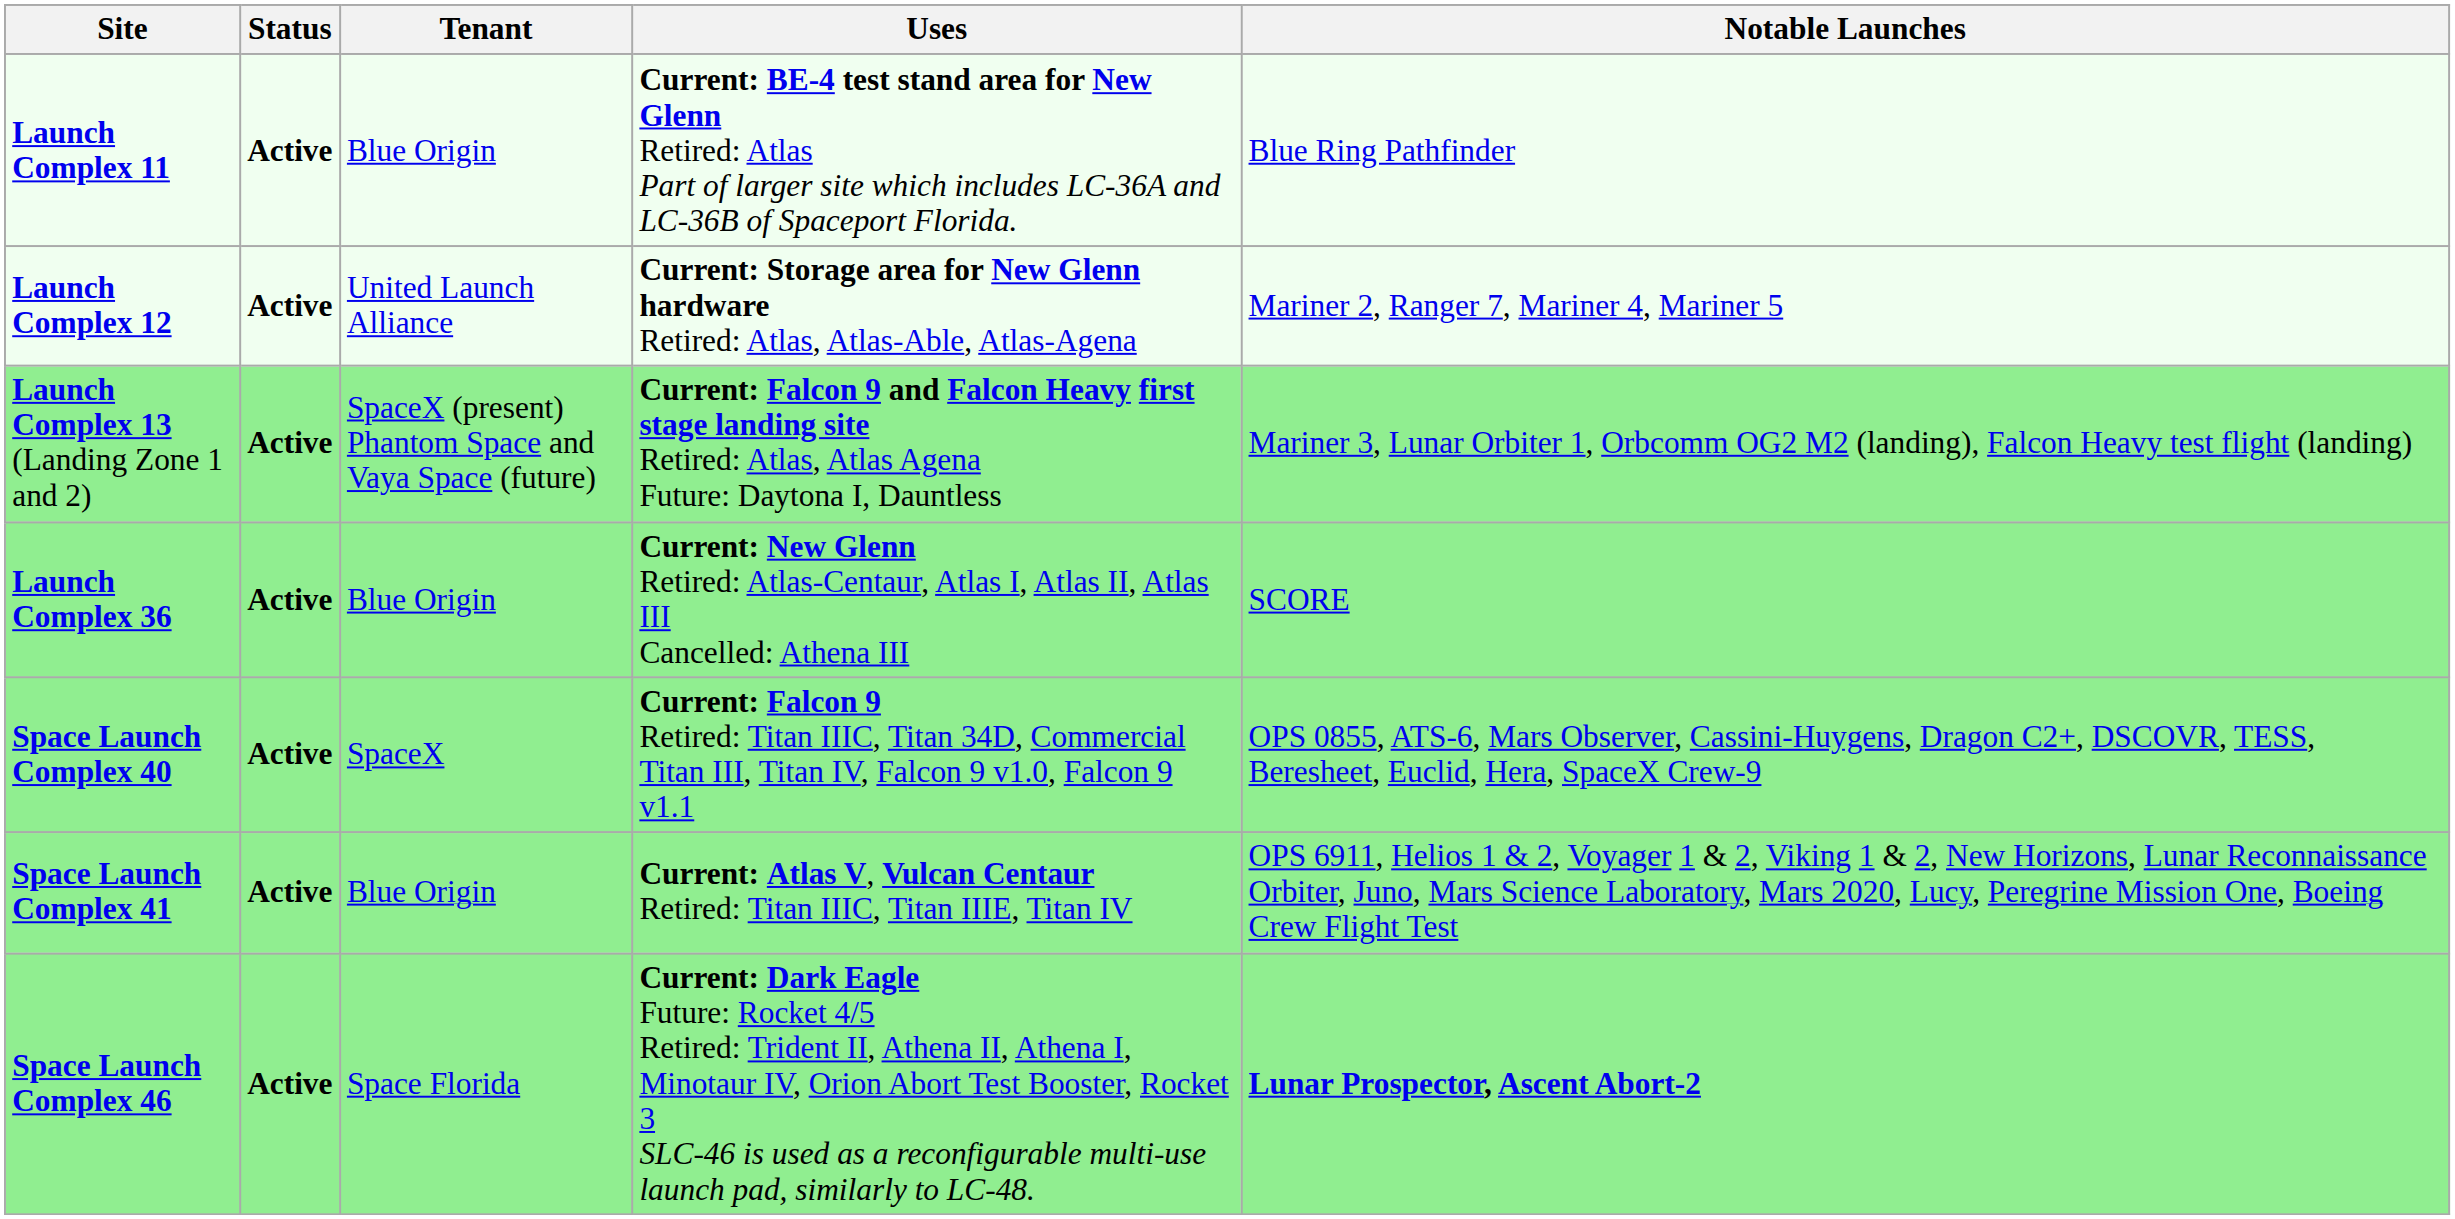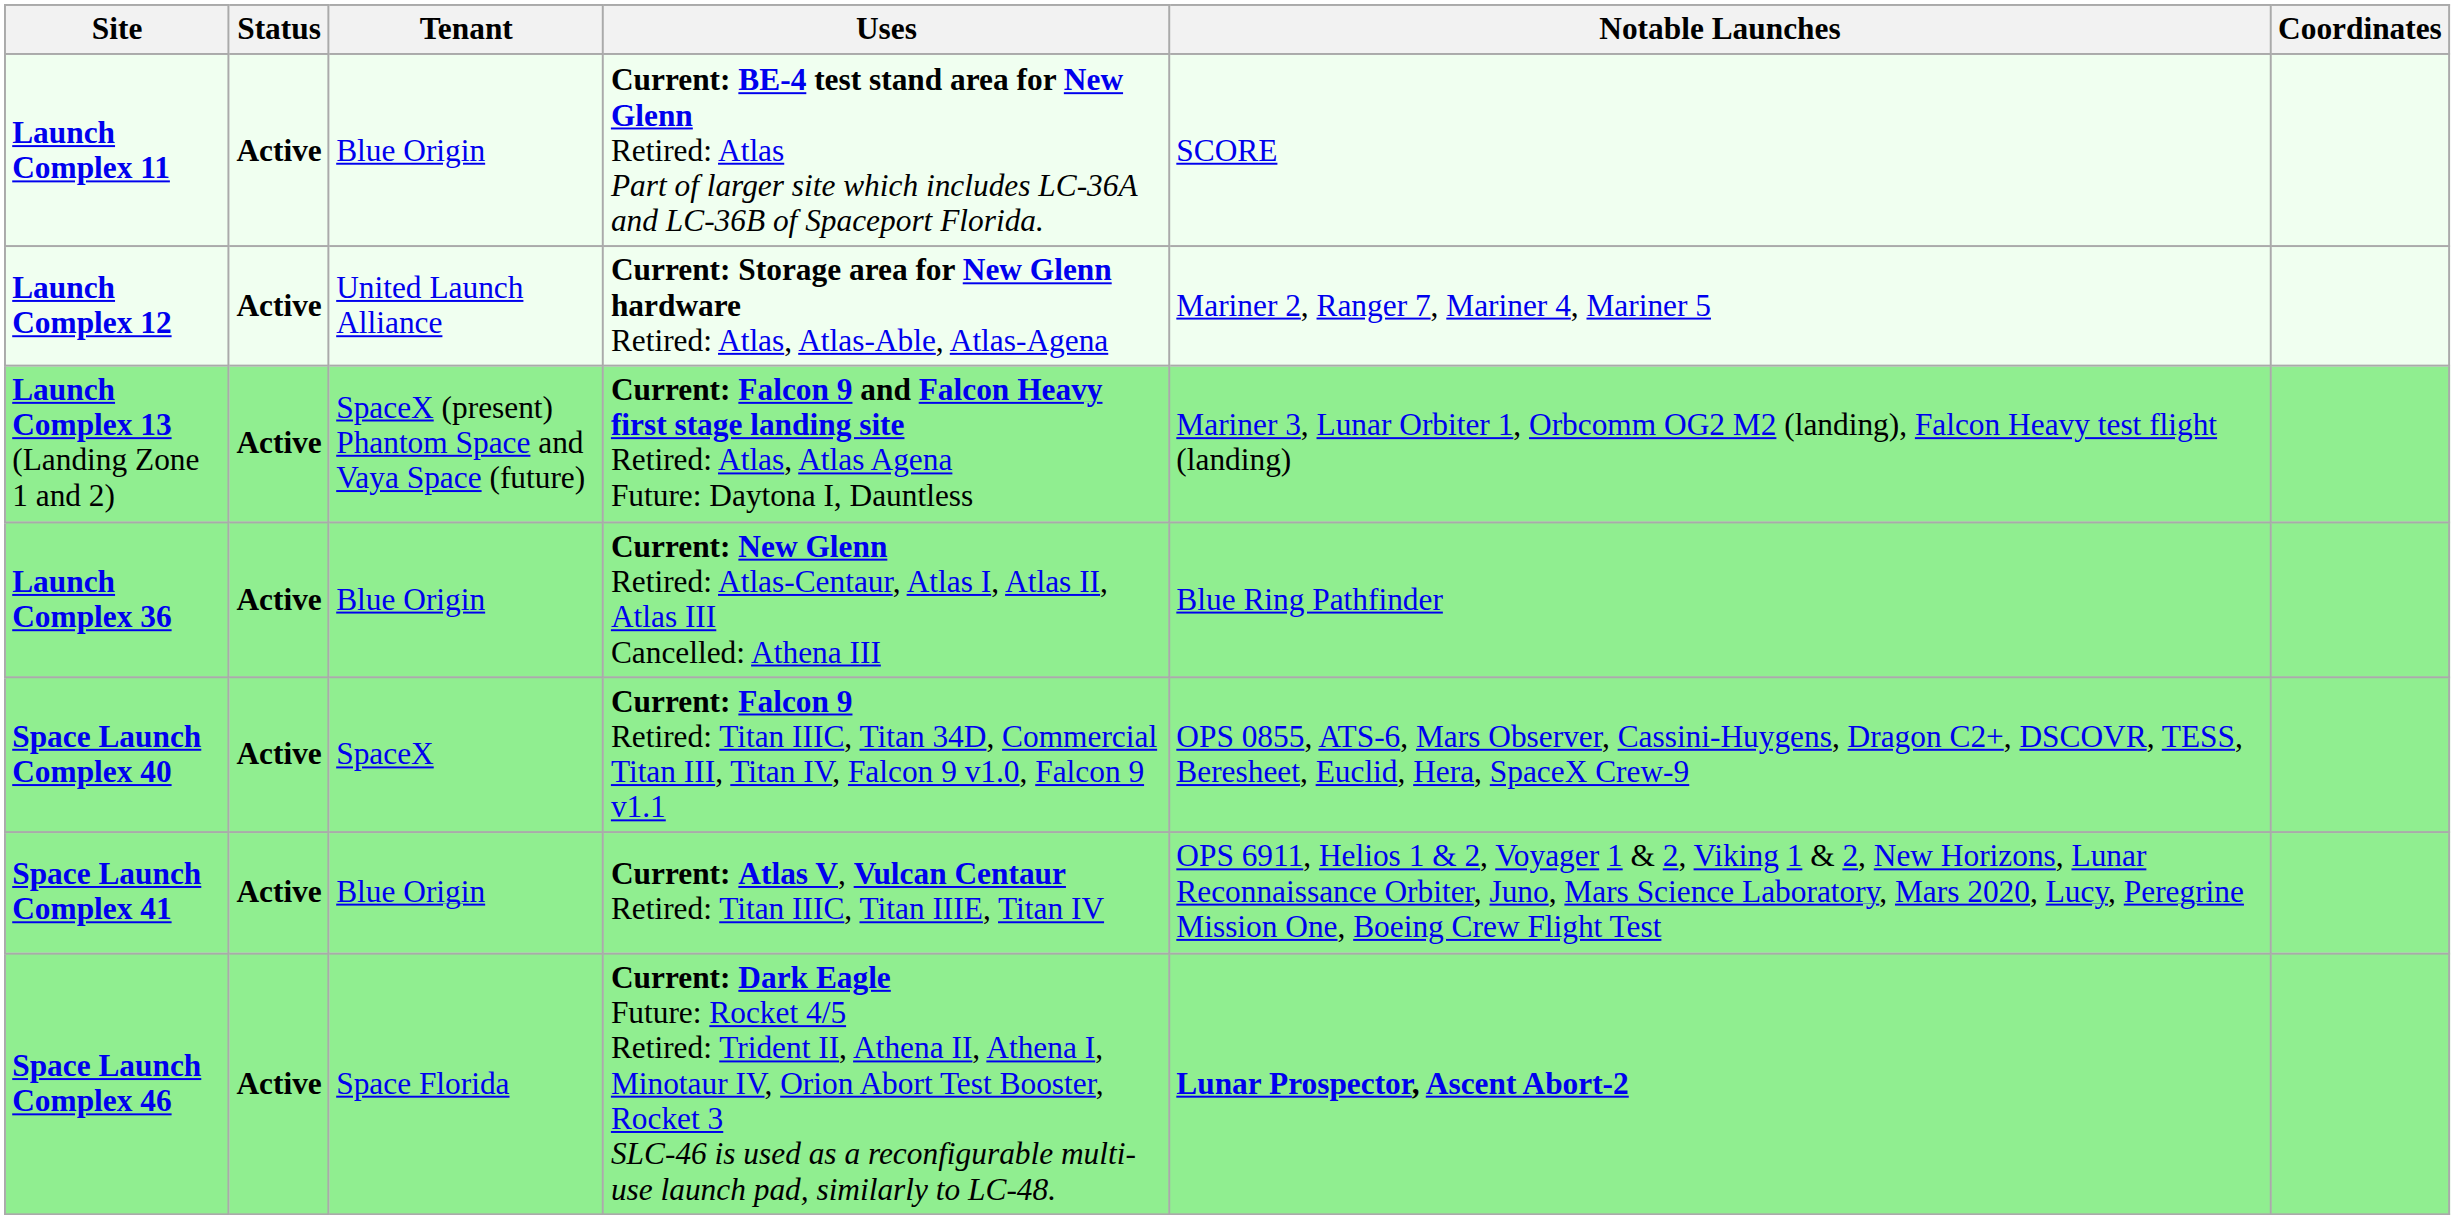+ column: (2360, 29)
(1382, 149) Blue Ring Pathfinder -> (1227, 149) SCORE
(1299, 598) SCORE -> (1310, 598) Blue Ring Pathfinder
